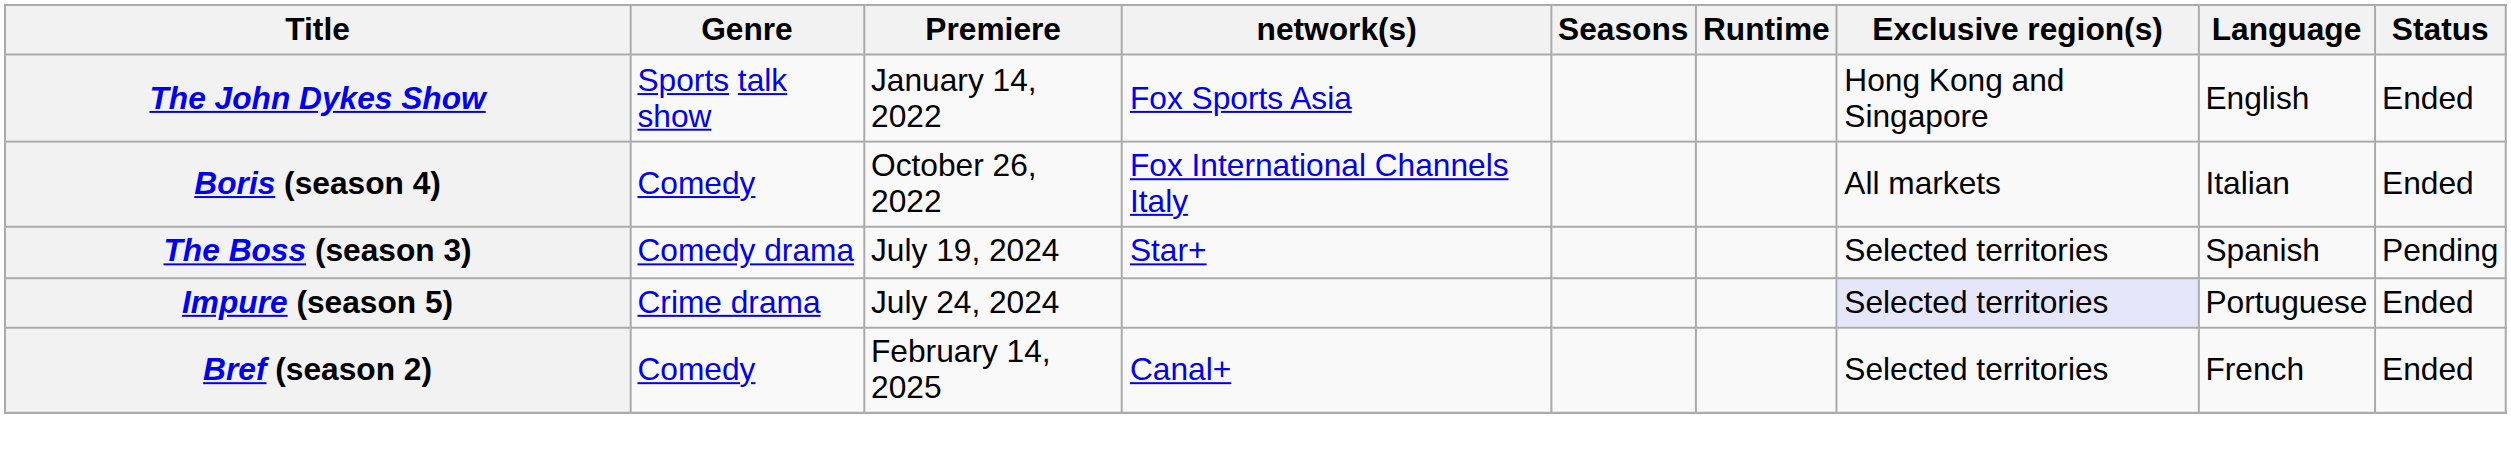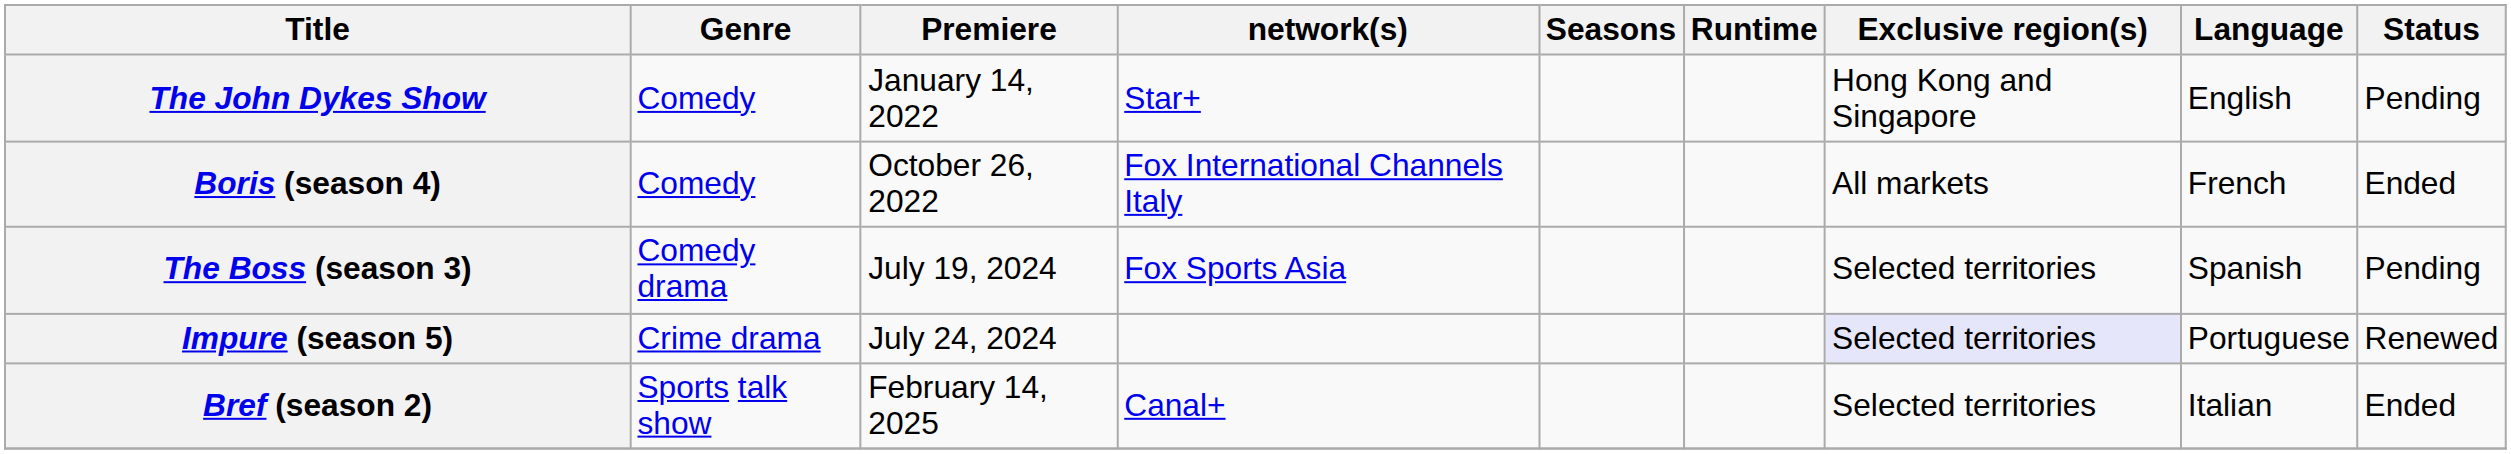(712, 97) Sports talk show -> (696, 97) Comedy
(1241, 97) Fox Sports Asia -> (1163, 97) Star+
(2428, 97) Ended -> (2423, 97) Pending
(2248, 183) Italian -> (2237, 183) French
(1168, 251) Star+ -> (1235, 269) Fox Sports Asia
(2428, 301) Ended -> (2431, 337) Renewed
(696, 369) Comedy -> (712, 405) Sports talk show
(2255, 369) French -> (2230, 405) Italian
